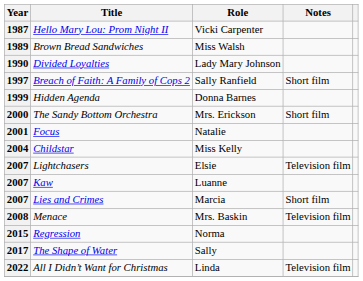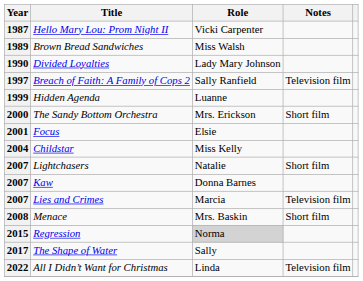(307, 81) Short film -> (318, 81) Television film
(225, 98) Donna Barnes -> (211, 98) Luanne
(210, 132) Natalie -> (206, 132) Elsie
(206, 166) Elsie -> (210, 166) Natalie
(318, 166) Television film -> (307, 166) Short film
(211, 183) Luanne -> (225, 183) Donna Barnes
(307, 200) Short film -> (318, 200) Television film
(318, 217) Television film -> (307, 217) Short film
(210, 234) no background -> (210, 234) lightgrey background
